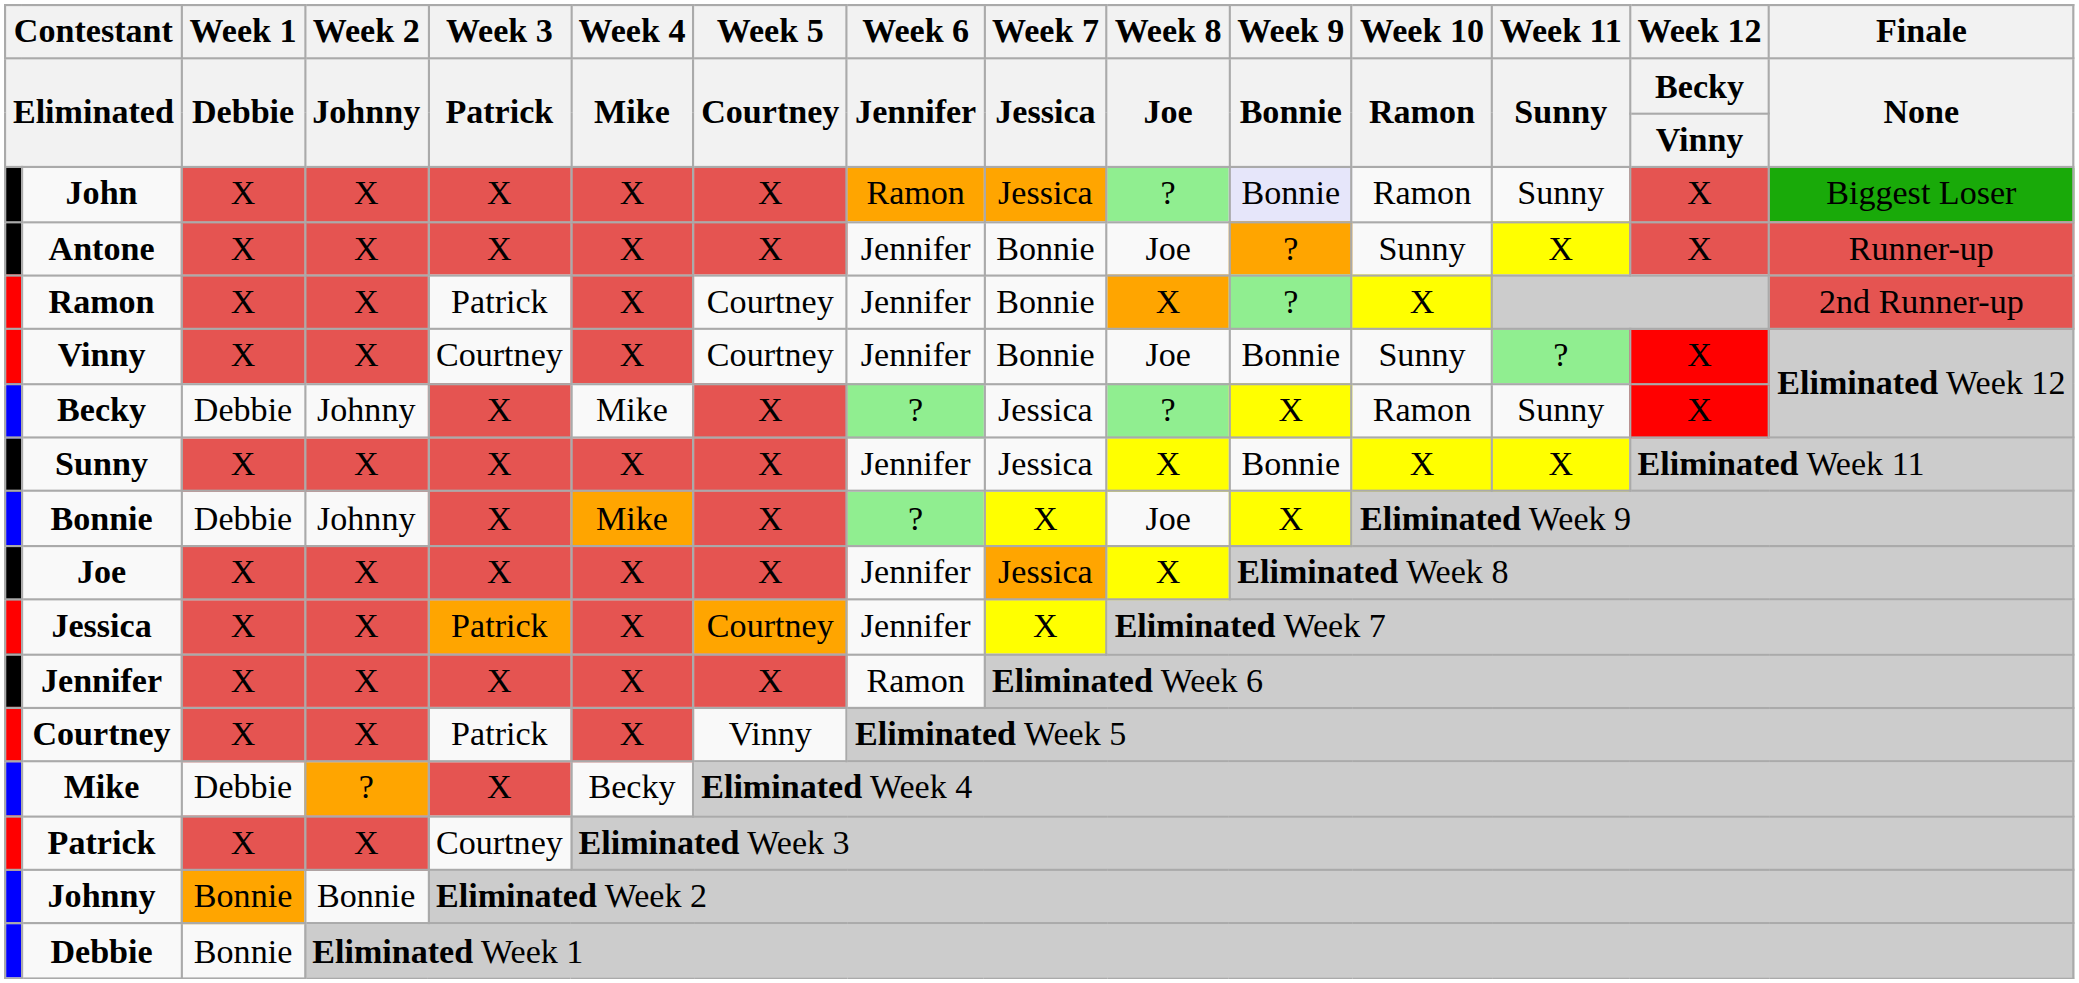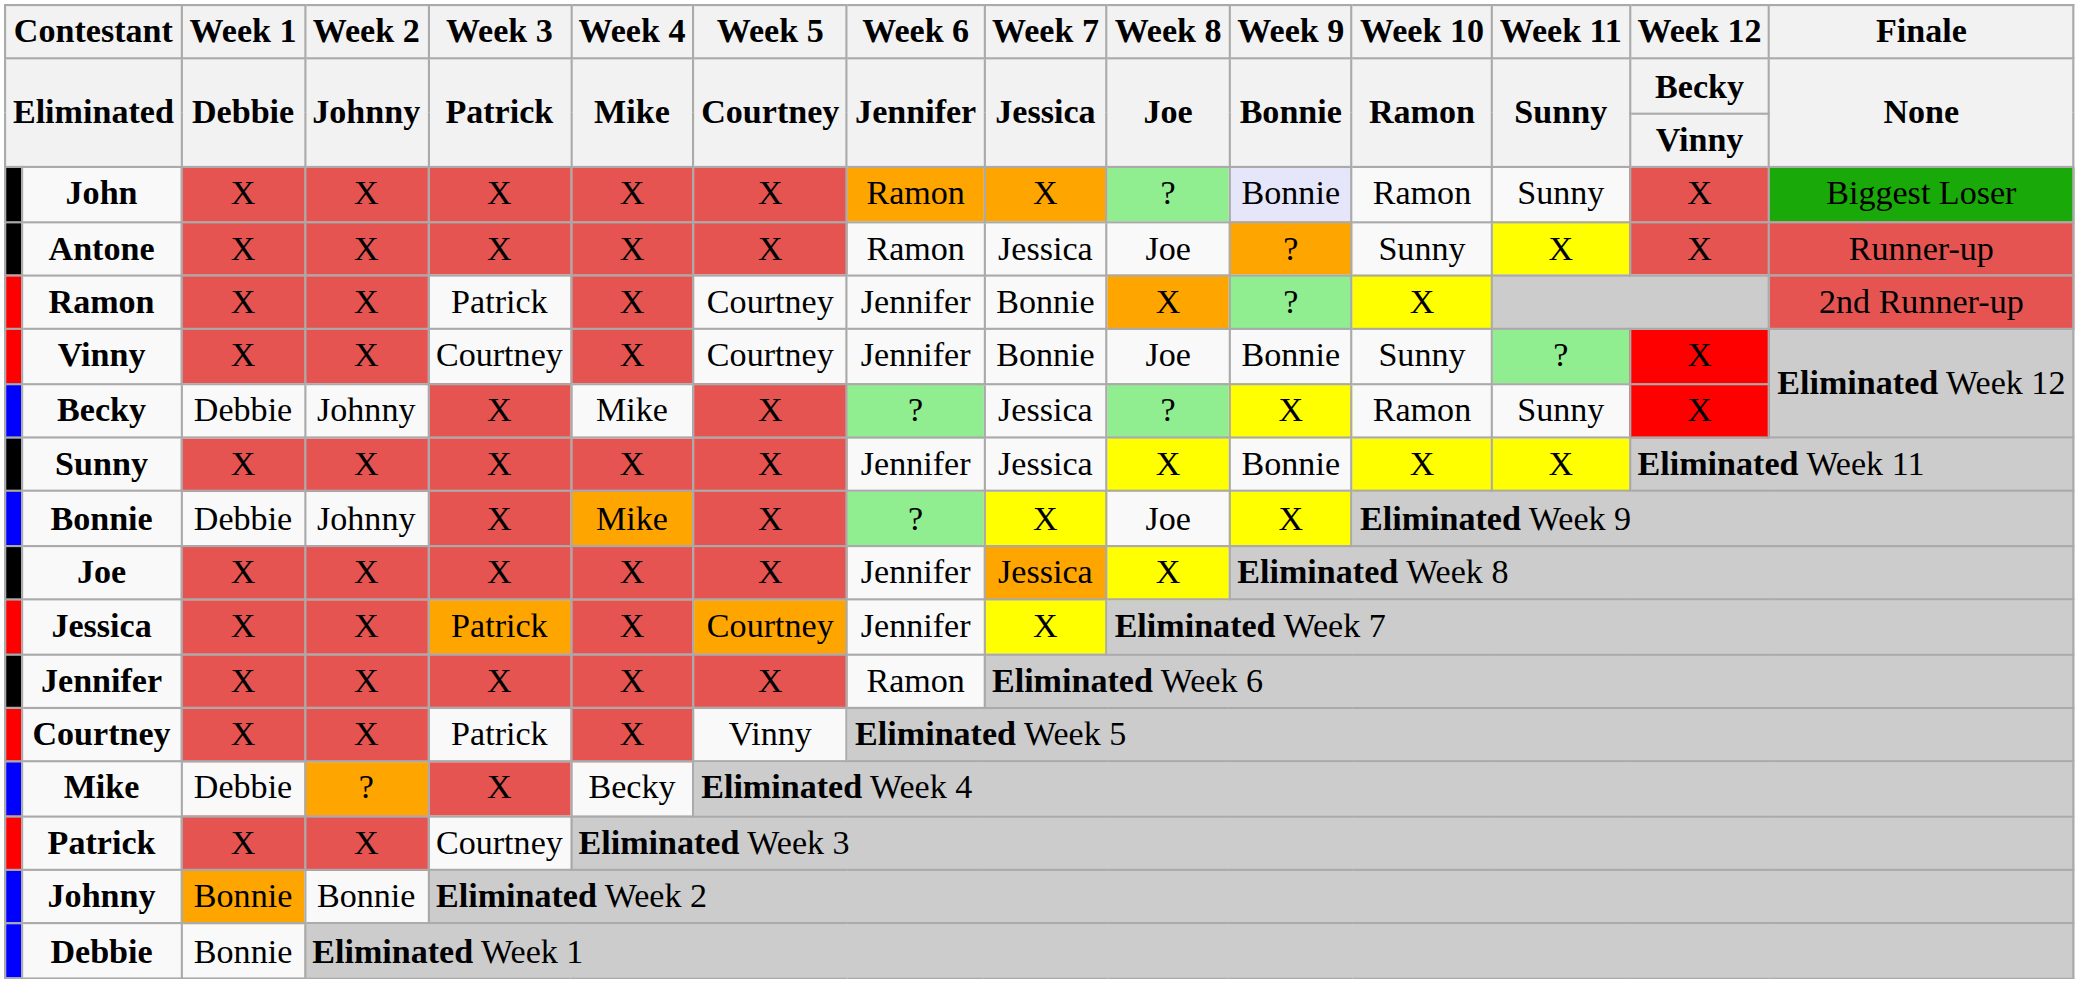(1045, 193) Jessica -> (1045, 193) X
(916, 247) Jennifer -> (916, 247) Ramon
(1045, 247) Bonnie -> (1045, 247) Jessica
